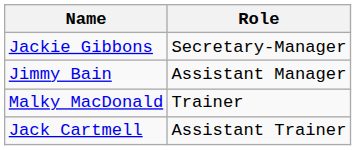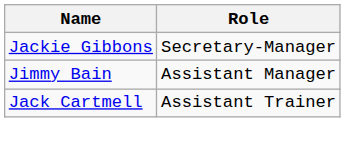- row: (86, 103)
